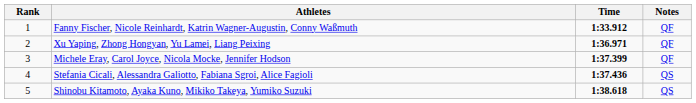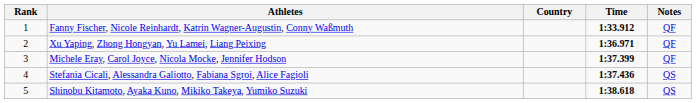+ column: (554, 12)
